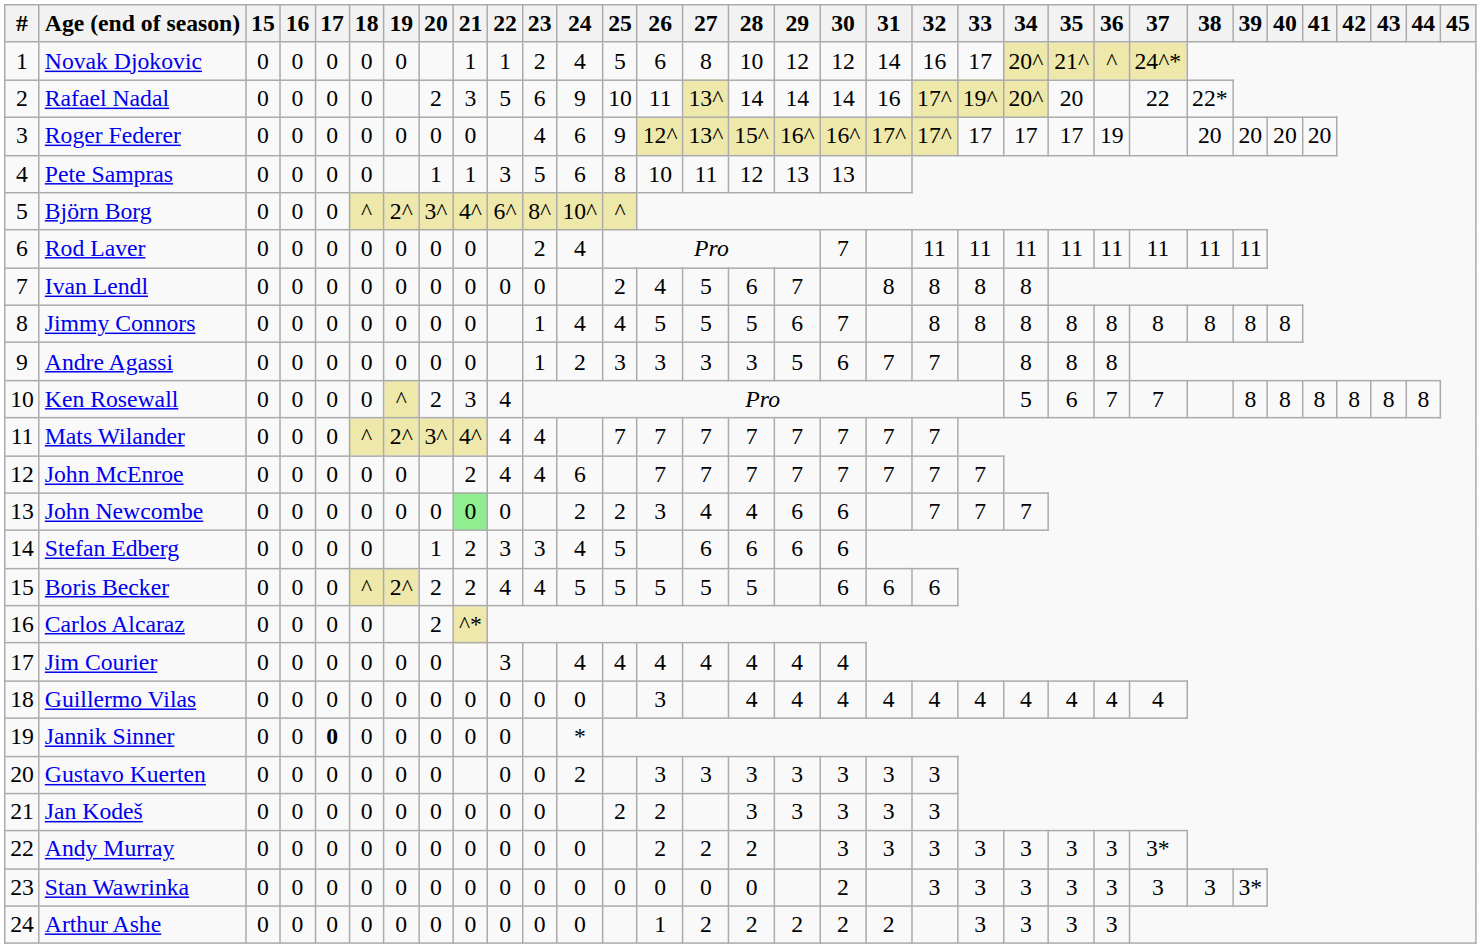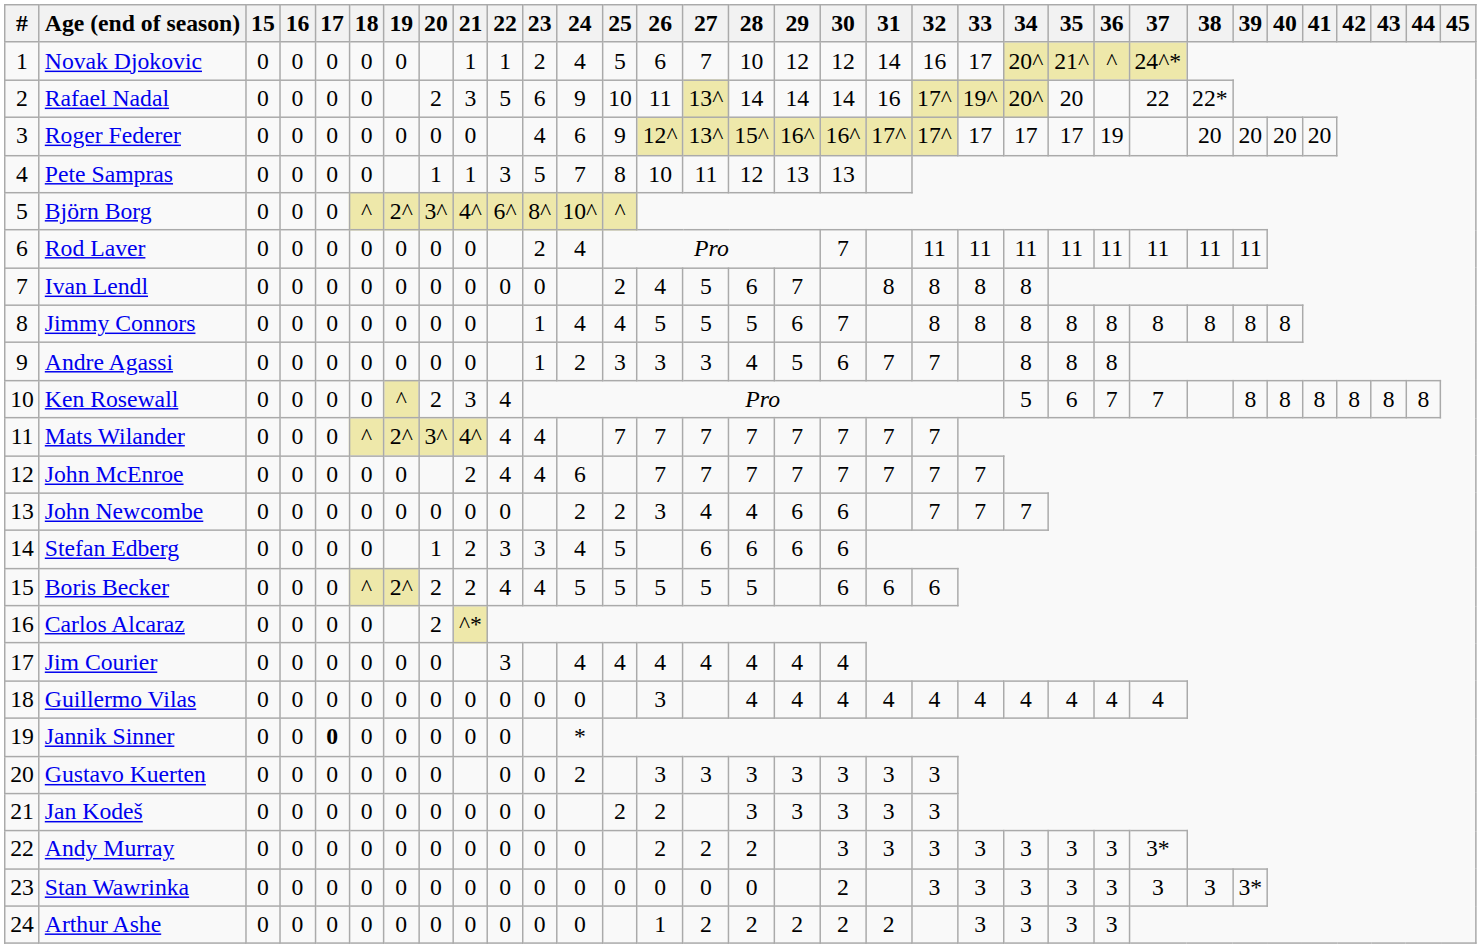(706, 60) 8 -> (706, 60) 7
(580, 173) 6 -> (580, 173) 7
(752, 361) 3 -> (752, 361) 4
(470, 511) lightgreen background -> (470, 511) no background
